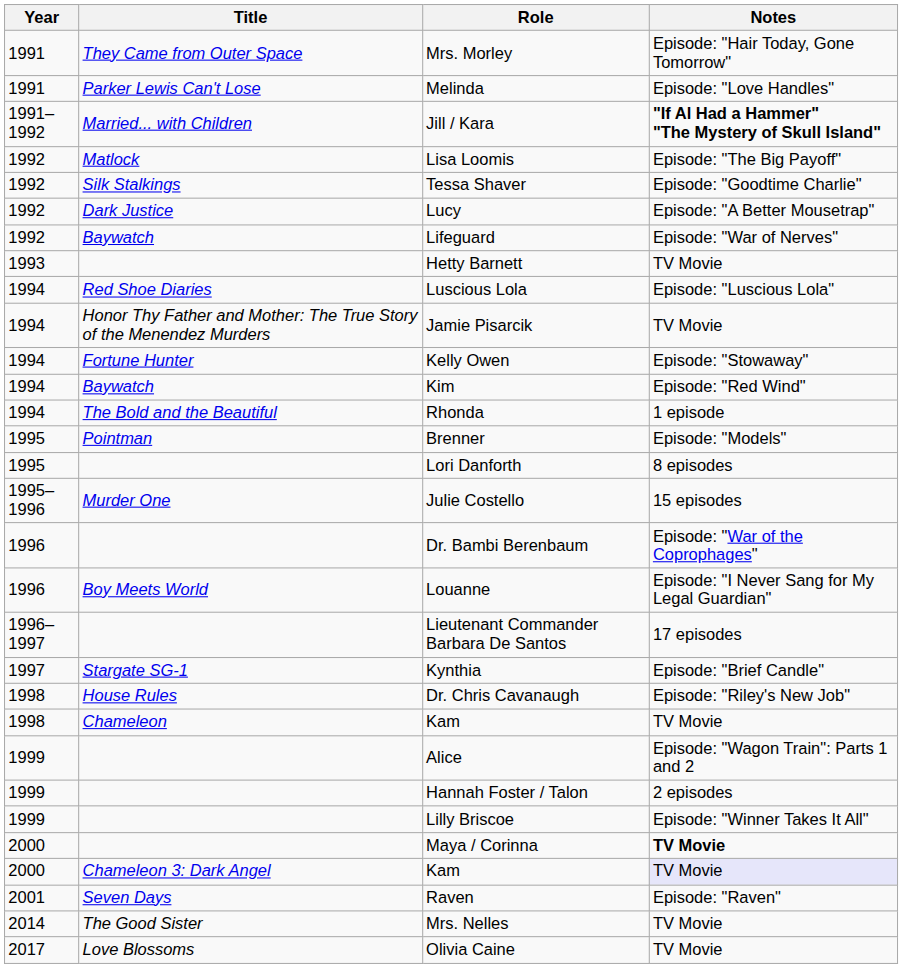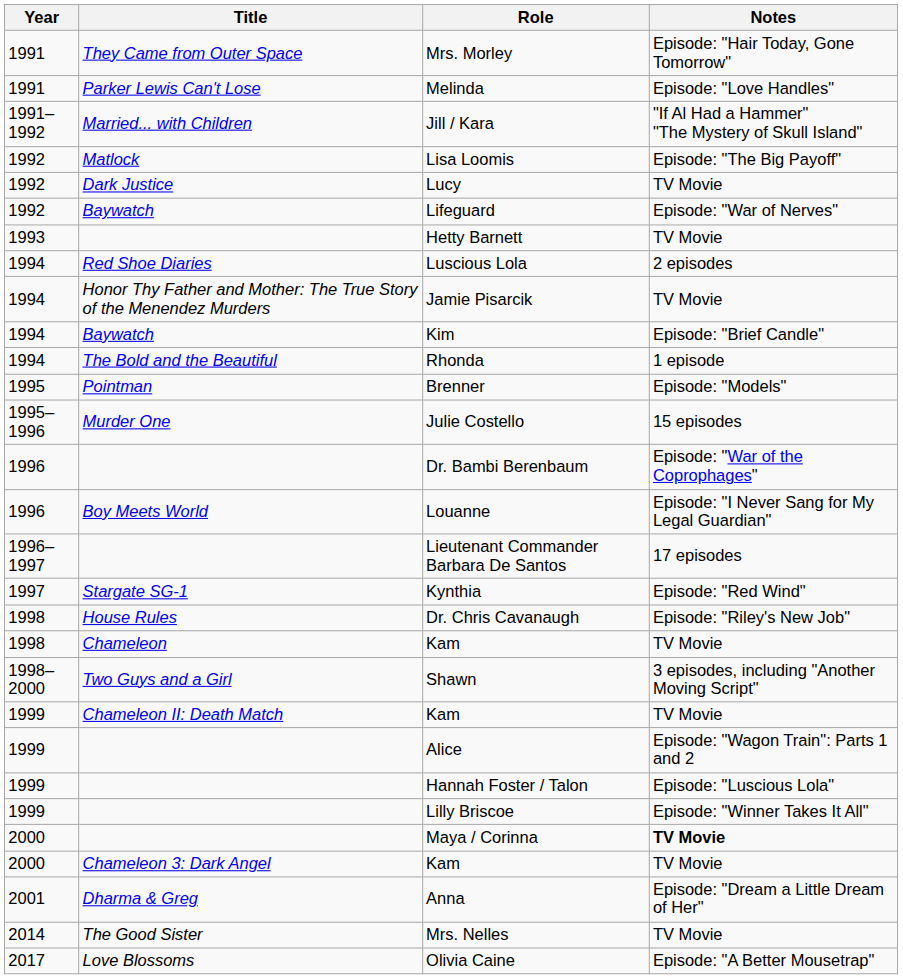(767, 123) bold -> (758, 123) normal
- row: (132, 185)
(764, 211) Episode: "A Better Mousetrap" -> (688, 185) TV Movie
(743, 289) Episode: "Luscious Lola" -> (693, 263) 2 episodes
- row: (138, 360)
(729, 386) Episode: "Red Wind" -> (738, 334) Episode: "Brief Candle"
- row: (251, 465)
(738, 670) Episode: "Brief Candle" -> (729, 591) Episode: "Red Wind"
+ row: (157, 679)
+ row: (183, 714)
(693, 793) 2 episodes -> (743, 785) Episode: "Luscious Lola"
(688, 871) lavender background -> (688, 863) no background
- row: (127, 897)
+ row: (140, 899)
(688, 949) TV Movie -> (764, 960) Episode: "A Better Mousetrap"
